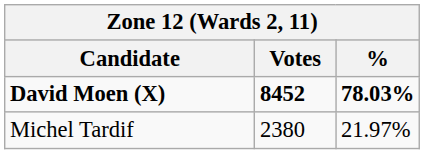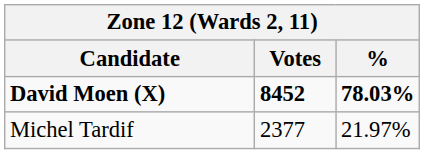(283, 129) 2380 -> (283, 129) 2377
